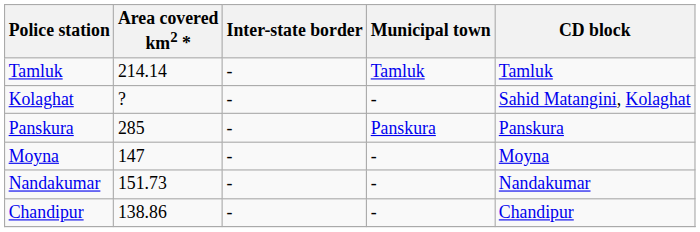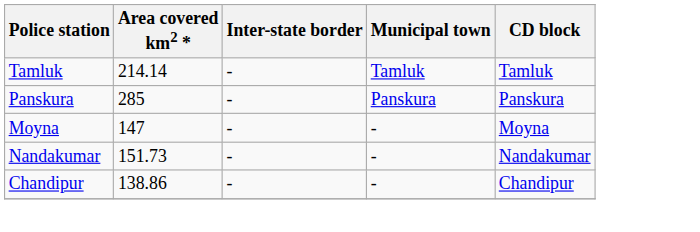- row: (41, 99)
